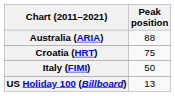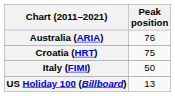(150, 38) 88 -> (150, 38) 76
